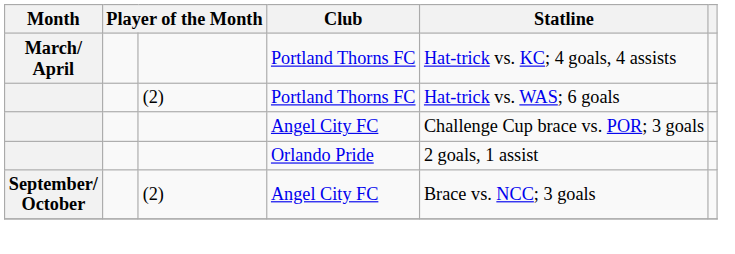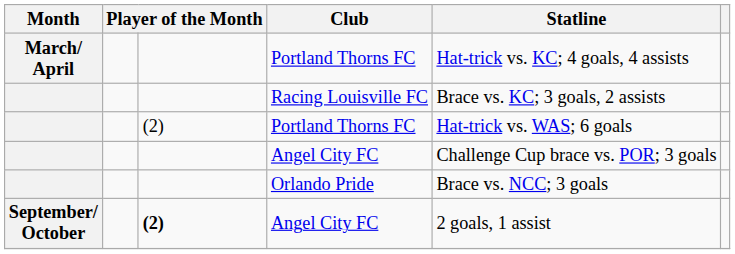+ row: (53, 97)
(481, 155) 2 goals, 1 assist -> (522, 184) Brace vs. NCC; 3 goals
(153, 194) normal -> (153, 223) bold
(510, 194) Brace vs. NCC; 3 goals -> (494, 223) 2 goals, 1 assist
